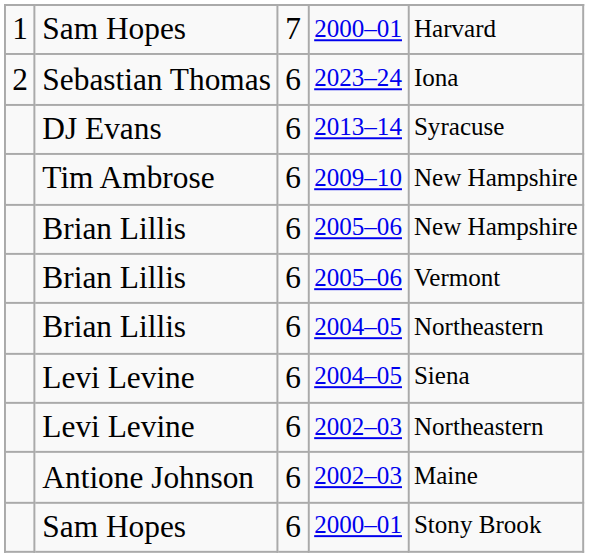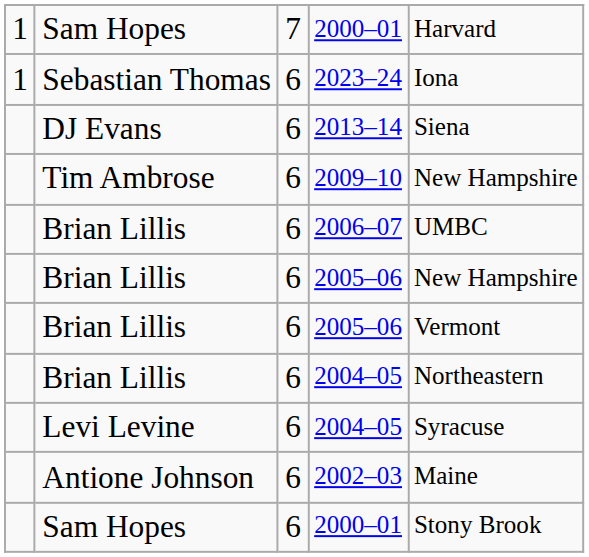(20, 79) 2 -> (20, 79) 1
(459, 128) Syracuse -> (442, 128) Siena
+ row: (114, 228)
(442, 377) Siena -> (459, 427) Syracuse
- row: (119, 427)
